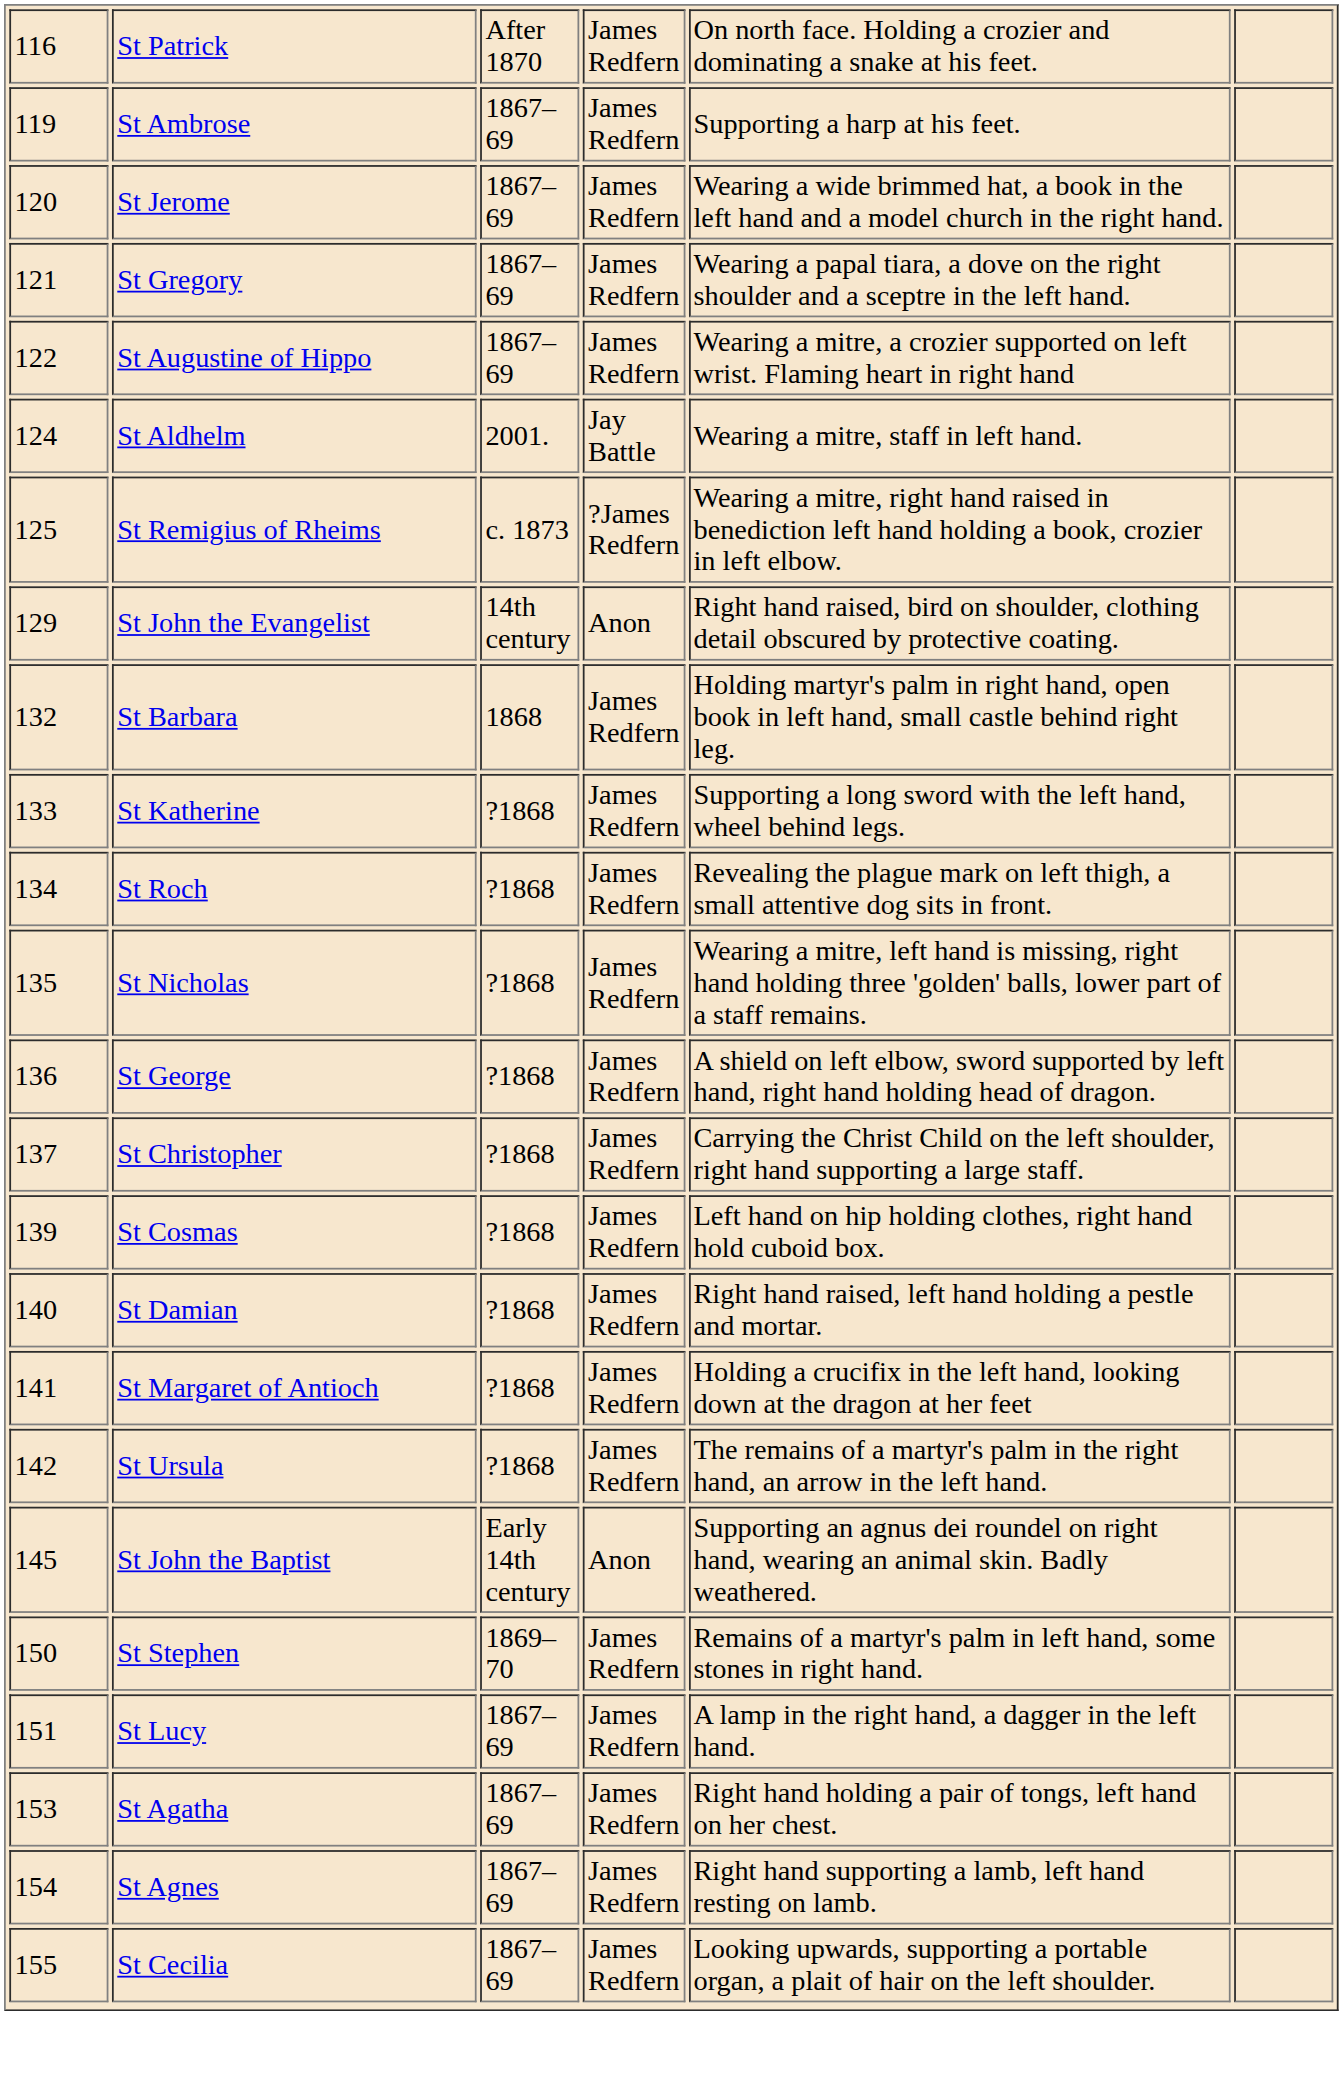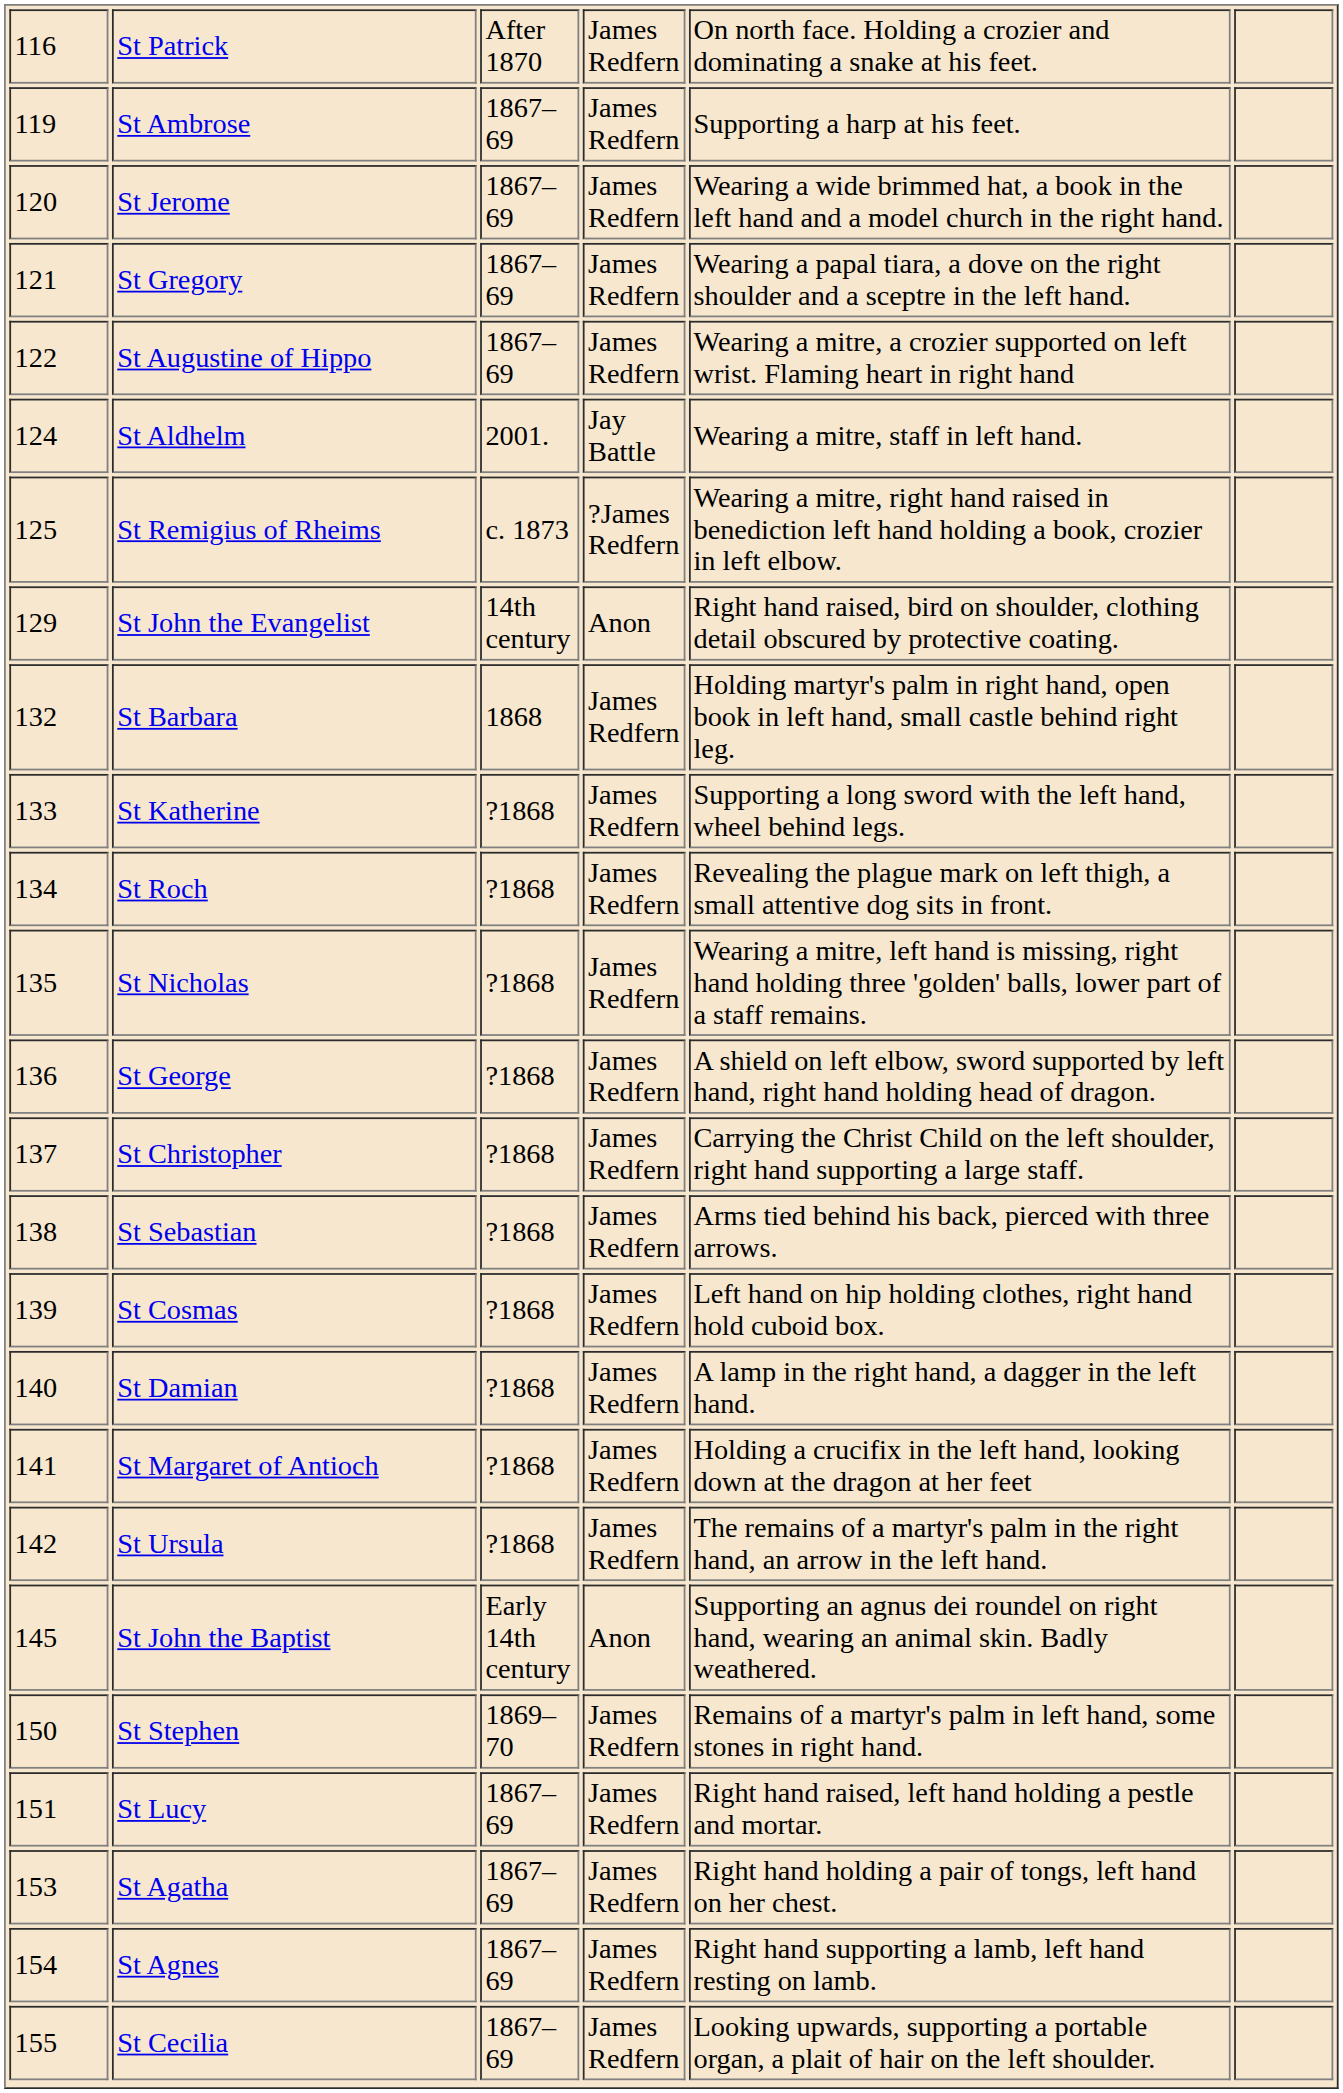+ row: (187, 1231)
(944, 1309) Right hand raised, left hand holding a pestle and mortar. -> (945, 1387) A lamp in the right hand, a dagger in the left hand.
(945, 1731) A lamp in the right hand, a dagger in the left hand. -> (944, 1809) Right hand raised, left hand holding a pestle and mortar.
